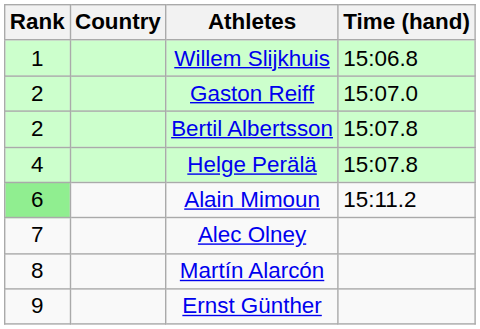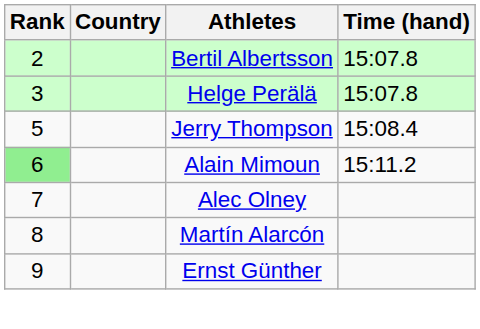- row: (252, 57)
- row: (252, 93)
(37, 164) 4 -> (37, 93) 3
+ row: (252, 128)
